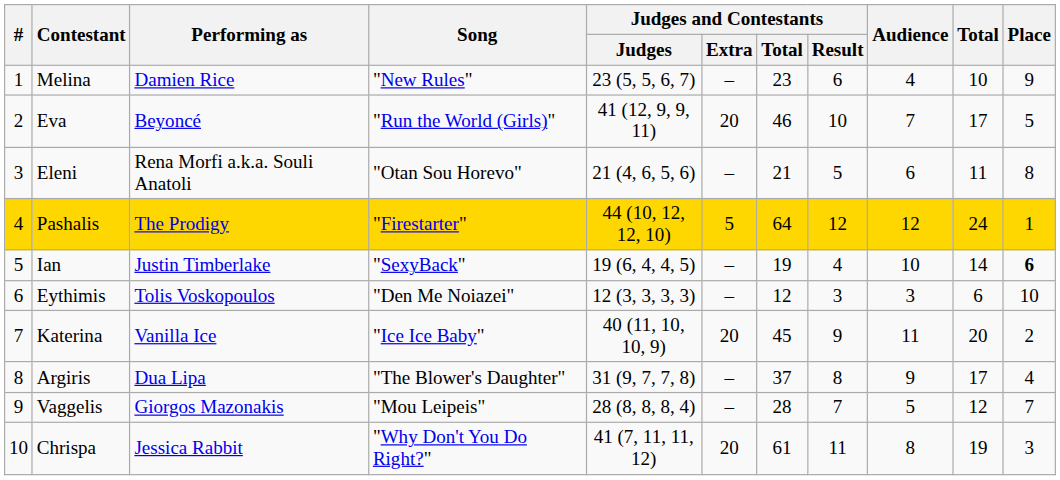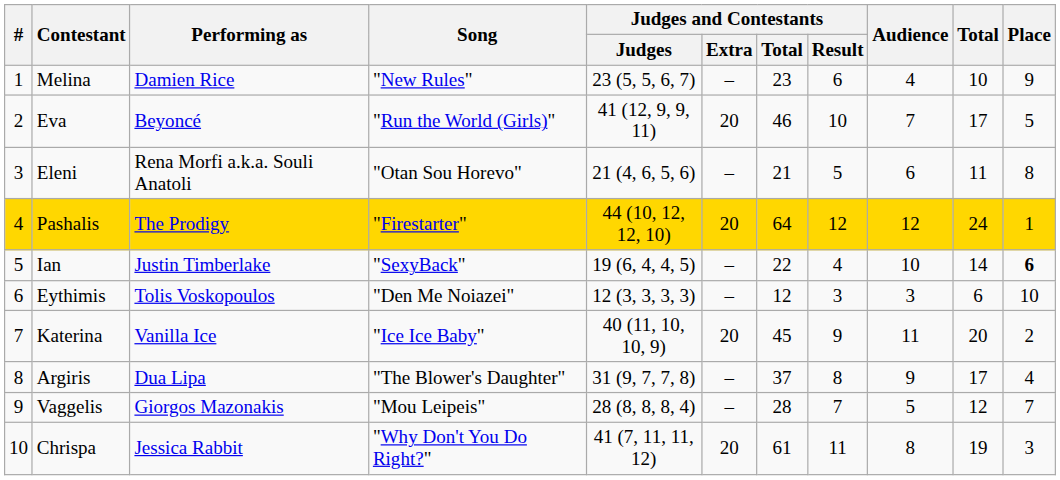(729, 224) 5 -> (729, 224) 20
(782, 265) 19 -> (782, 265) 22
